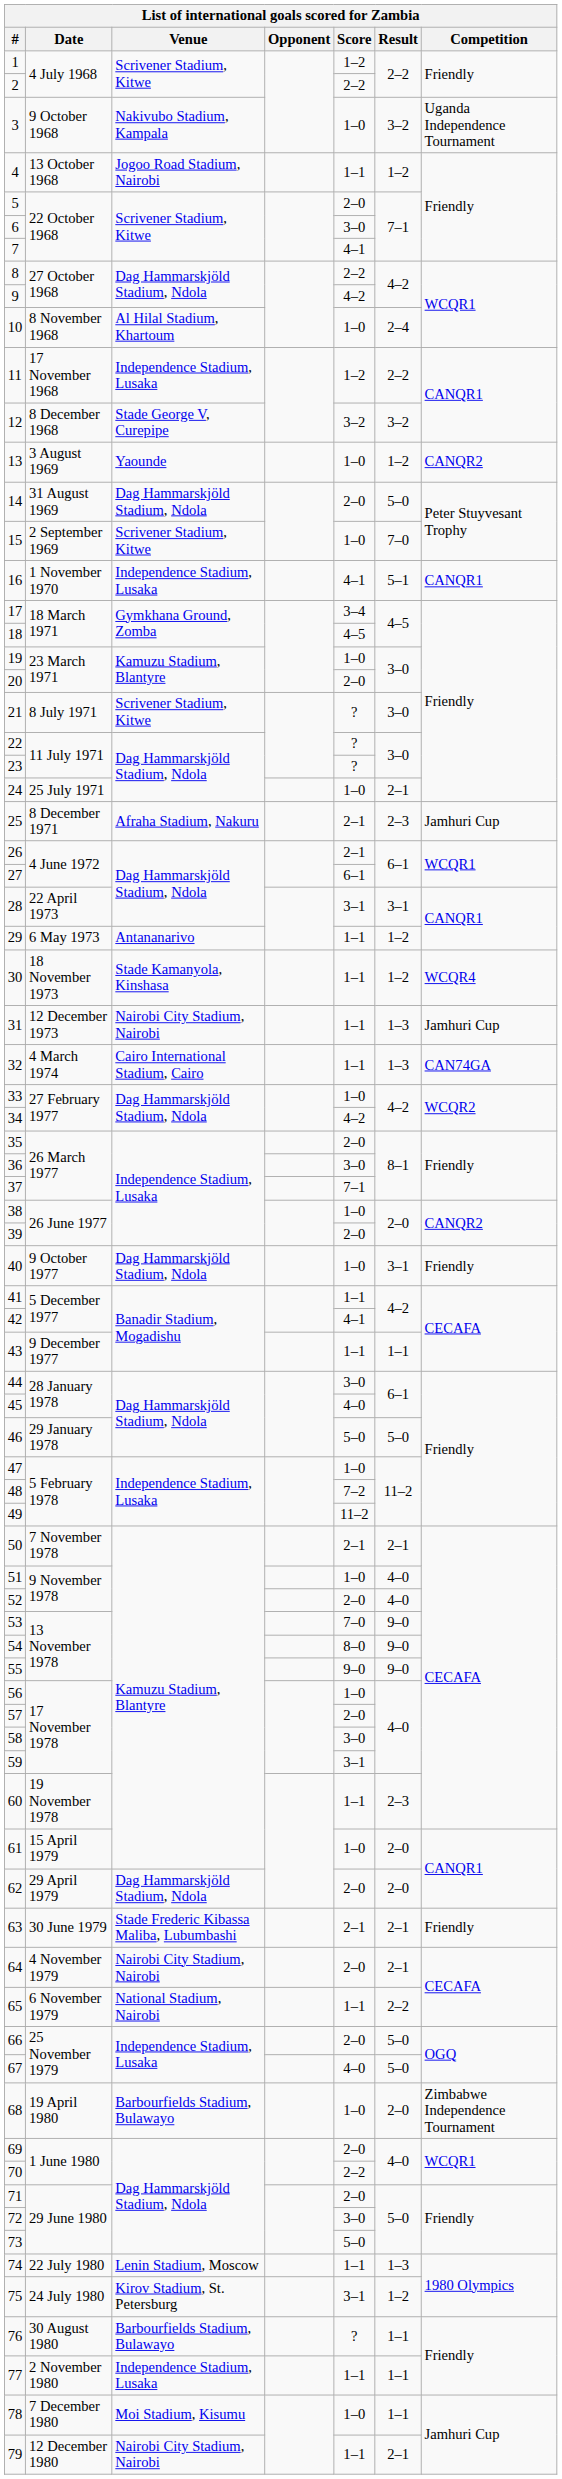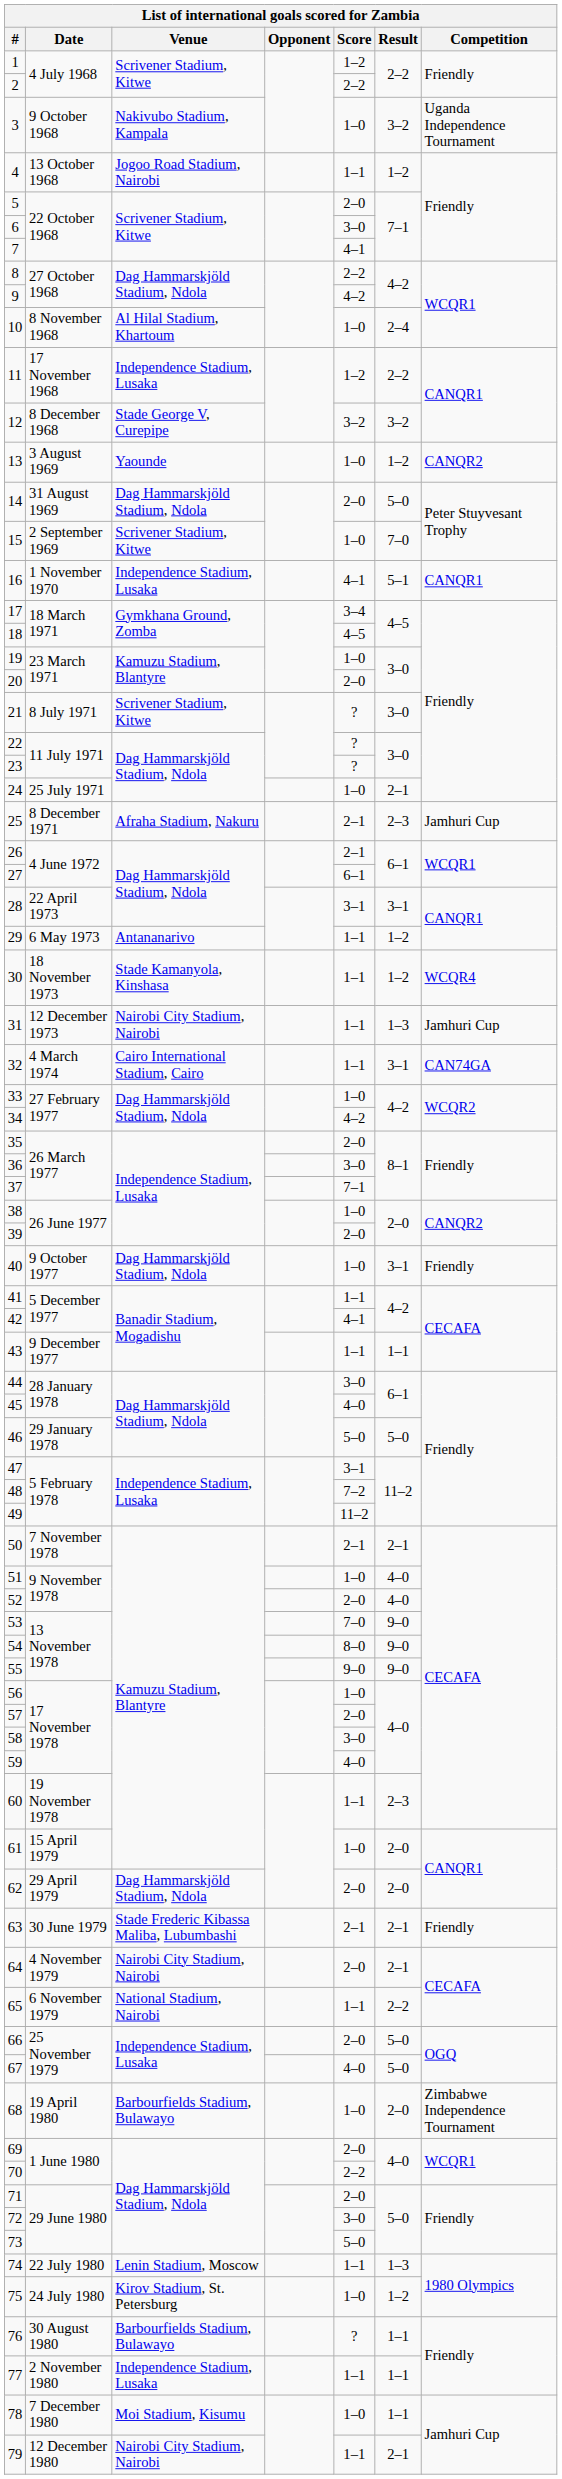(398, 1064) 1–3 -> (398, 1064) 3–1
(354, 1468) 1–0 -> (354, 1468) 3–1
(354, 1761) 3–1 -> (354, 1761) 4–0
(354, 2296) 3–1 -> (354, 2296) 1–0
